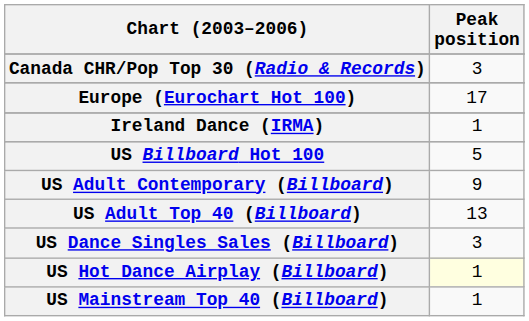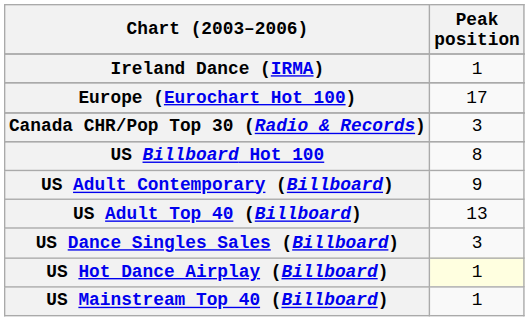rows swapped: (217, 69) <-> (217, 127)
(477, 156) 5 -> (477, 156) 8
